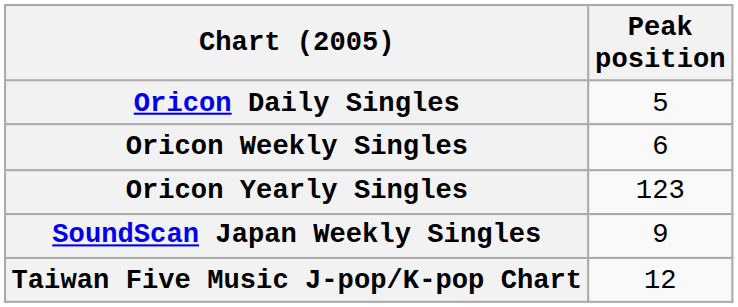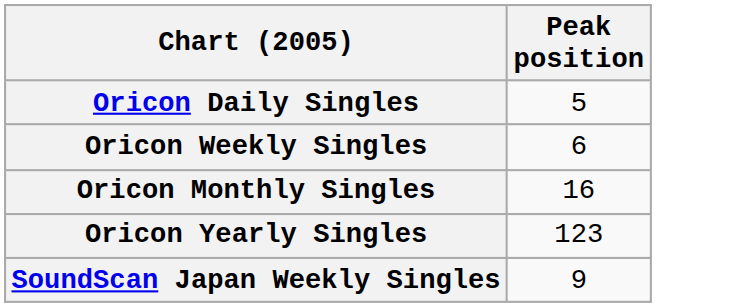+ row: (256, 191)
- row: (297, 280)
